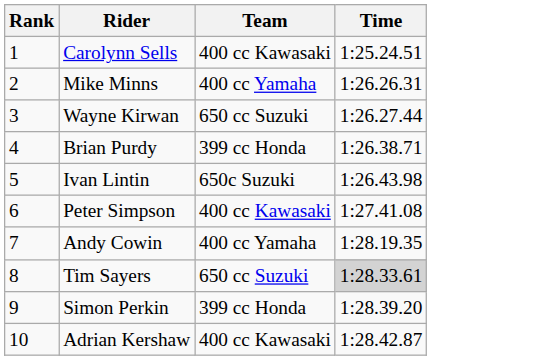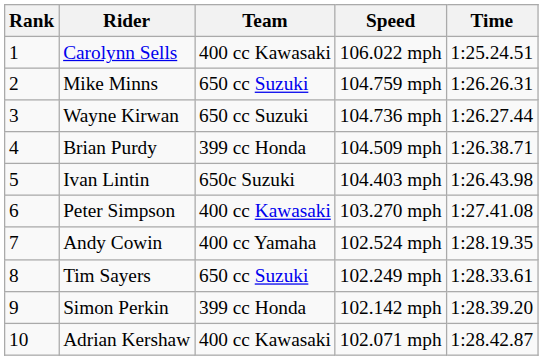+ column: (391, 20)
(258, 84) 400 cc Yamaha -> (254, 84) 650 cc Suzuki
(381, 275) lightgrey background -> (492, 275) no background
